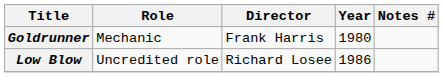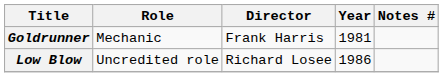(355, 38) 1980 -> (355, 38) 1981
